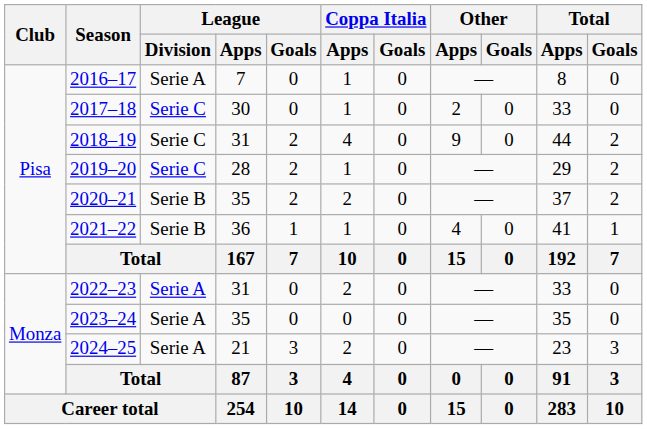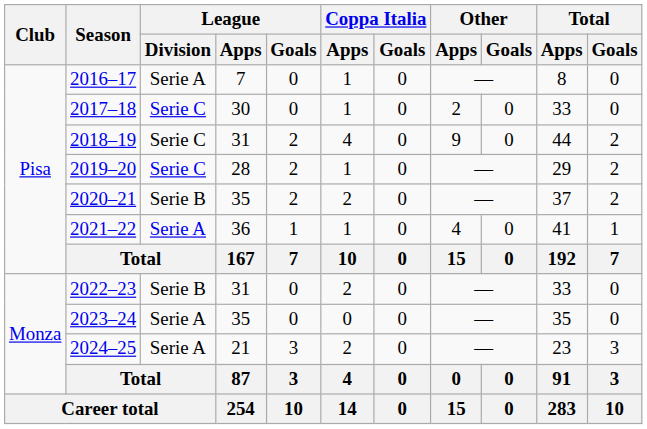(178, 229) Serie B -> (178, 229) Serie A
(178, 288) Serie A -> (178, 288) Serie B
